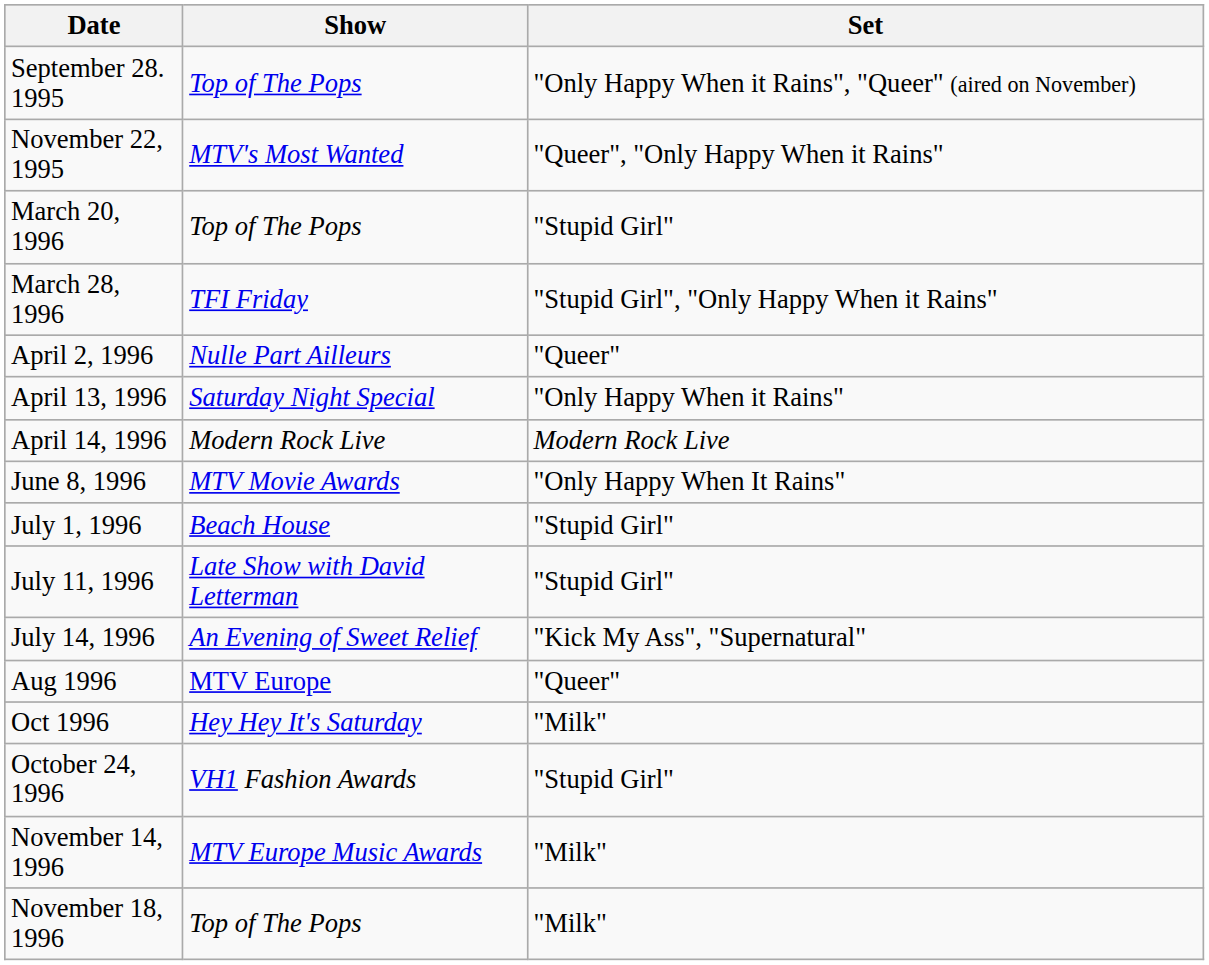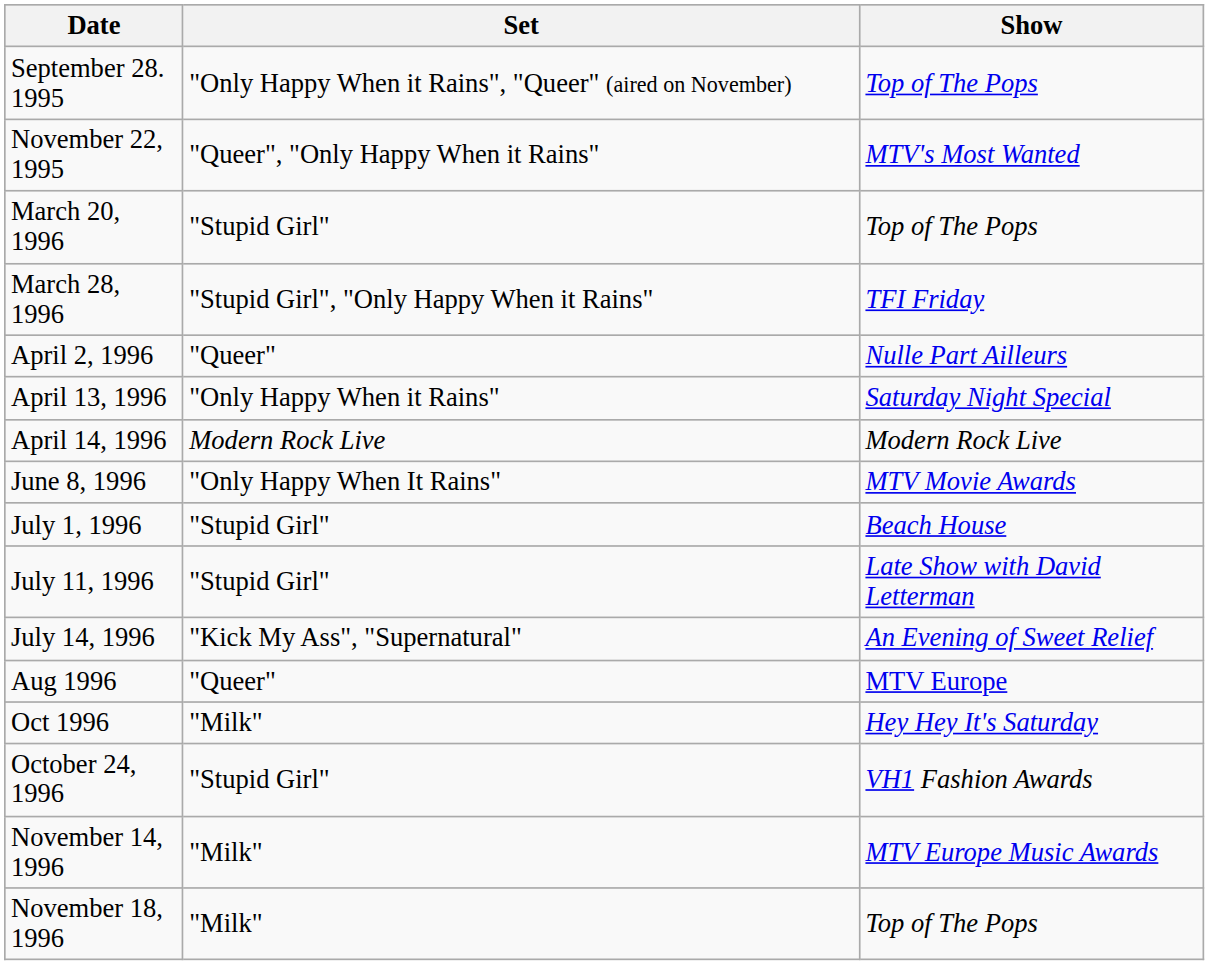columns swapped: (355, 25) <-> (865, 25)
